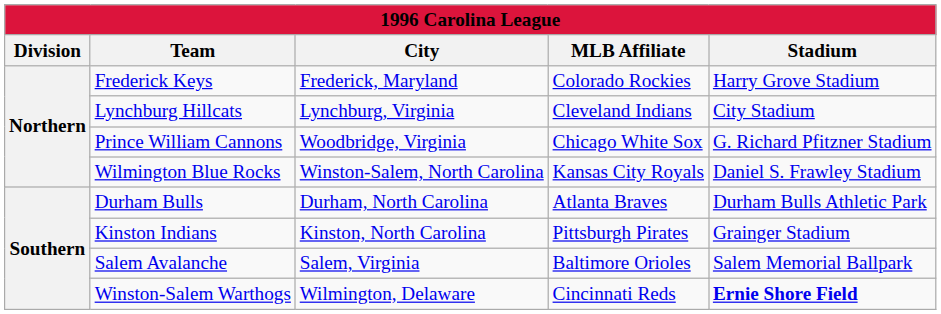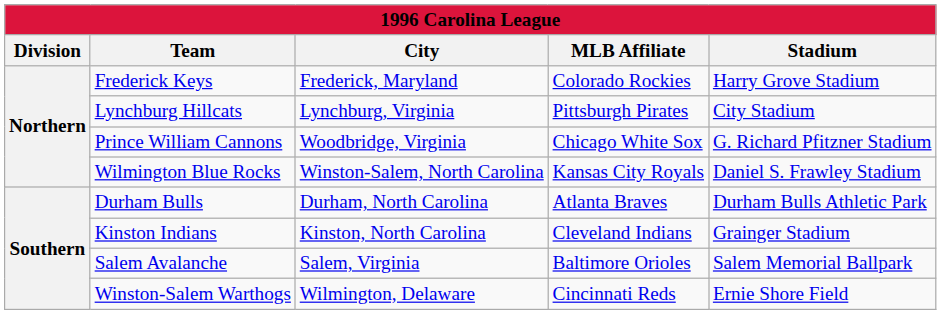(622, 111) Cleveland Indians -> (620, 111) Pittsburgh Pirates
(620, 232) Pittsburgh Pirates -> (622, 232) Cleveland Indians
(785, 293) bold -> (781, 293) normal
